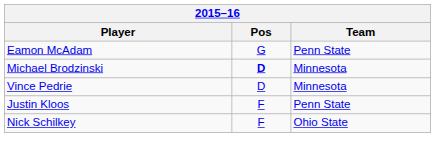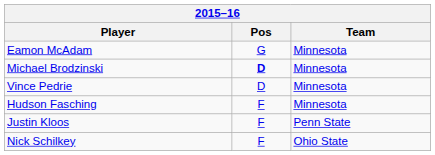(322, 50) Penn State -> (320, 50) Minnesota
+ row: (52, 104)
